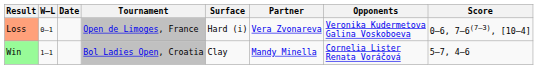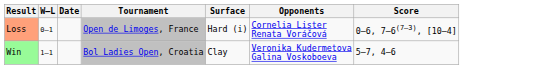- column: (287, 11)
(376, 29) Veronika Kudermetova Galina Voskoboeva -> (289, 29) Cornelia Lister Renata Voráčová
(363, 53) Cornelia Lister Renata Voráčová -> (302, 53) Veronika Kudermetova Galina Voskoboeva
